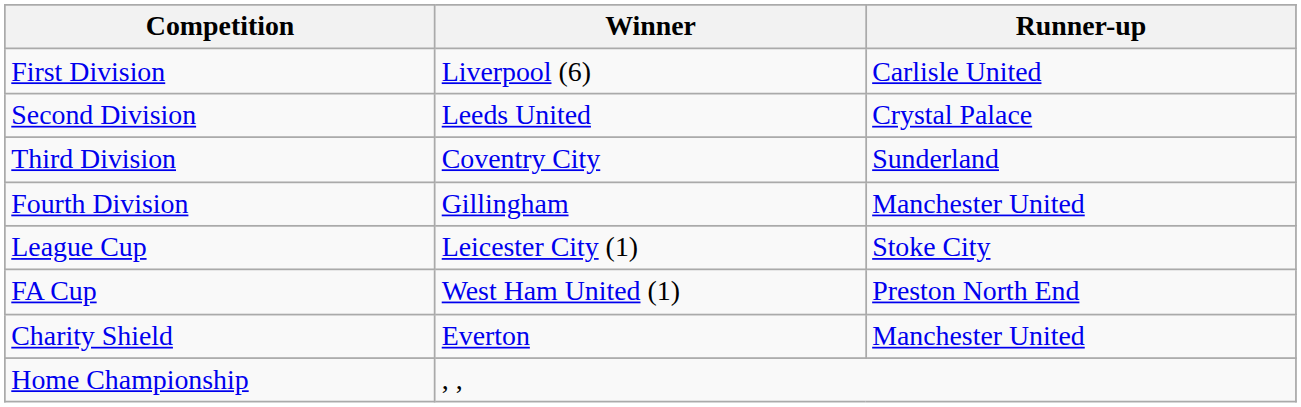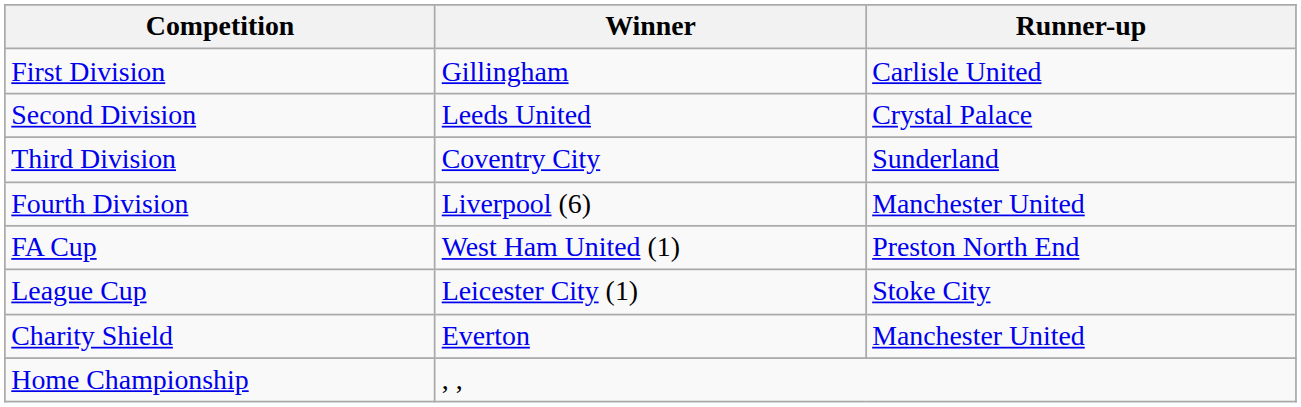(516, 70) Liverpool (6) -> (505, 70) Gillingham
(505, 203) Gillingham -> (516, 203) Liverpool (6)
rows swapped: (54, 291) <-> (79, 247)
